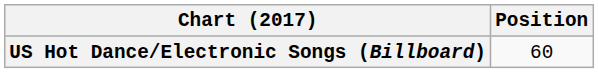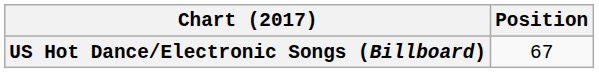(542, 52) 60 -> (542, 52) 67
